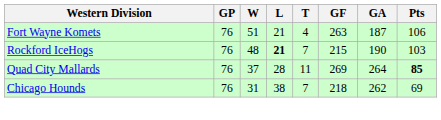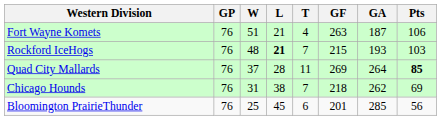(377, 50) 190 -> (377, 50) 193
+ row: (75, 106)
